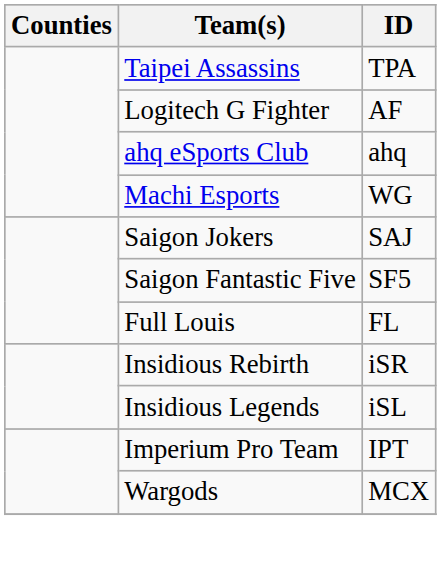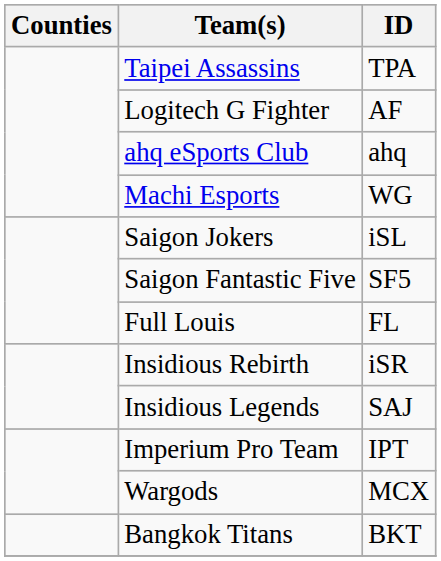(390, 237) SAJ -> (387, 237) iSL
(387, 407) iSL -> (390, 407) SAJ
+ row: (209, 534)
